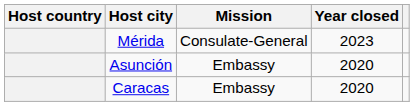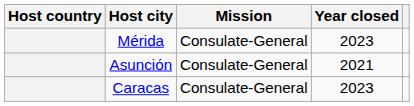(244, 64) Embassy -> (244, 64) Consulate-General
(357, 64) 2020 -> (357, 64) 2021
(244, 88) Embassy -> (244, 88) Consulate-General
(357, 88) 2020 -> (357, 88) 2023
